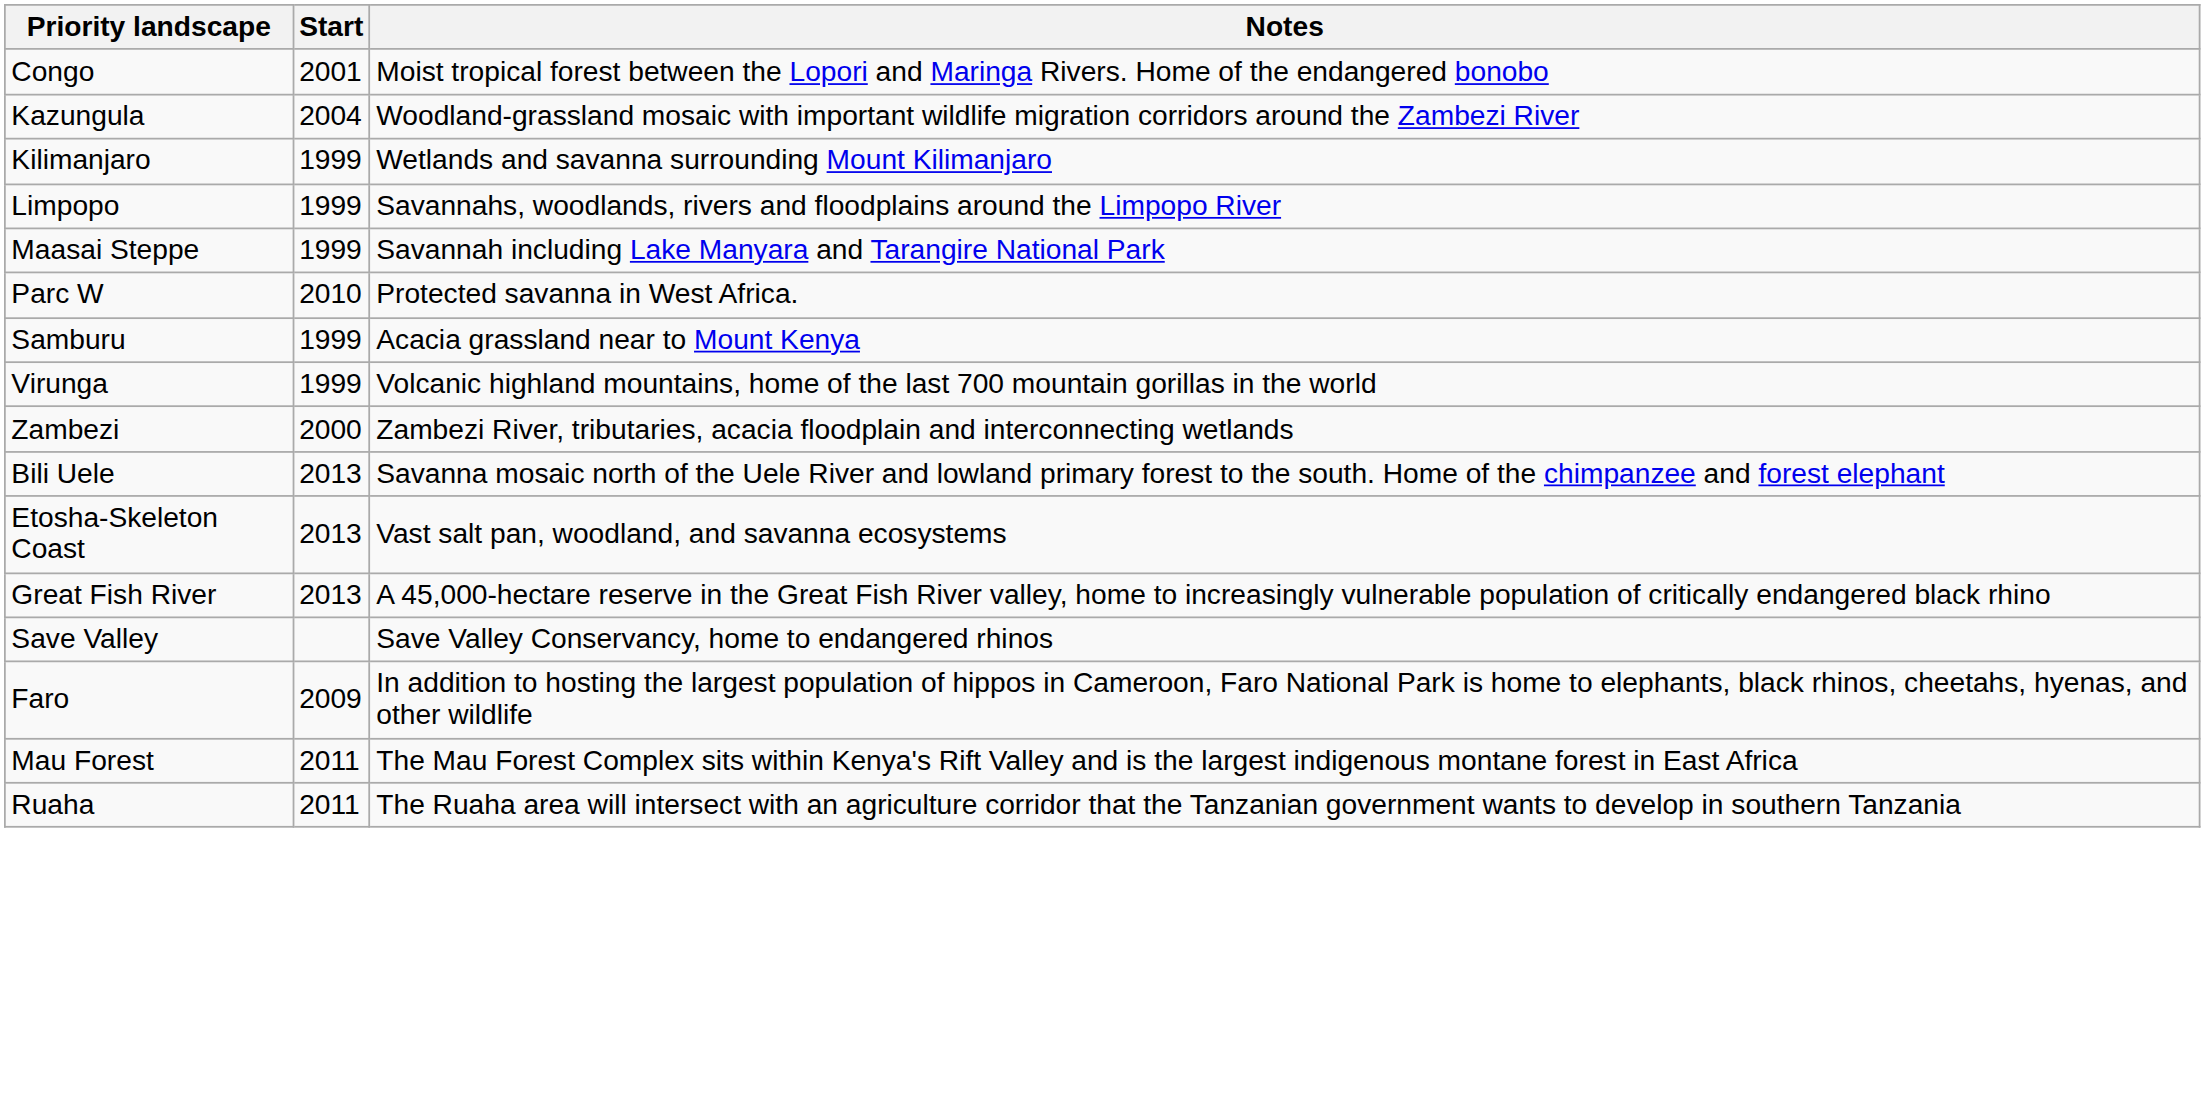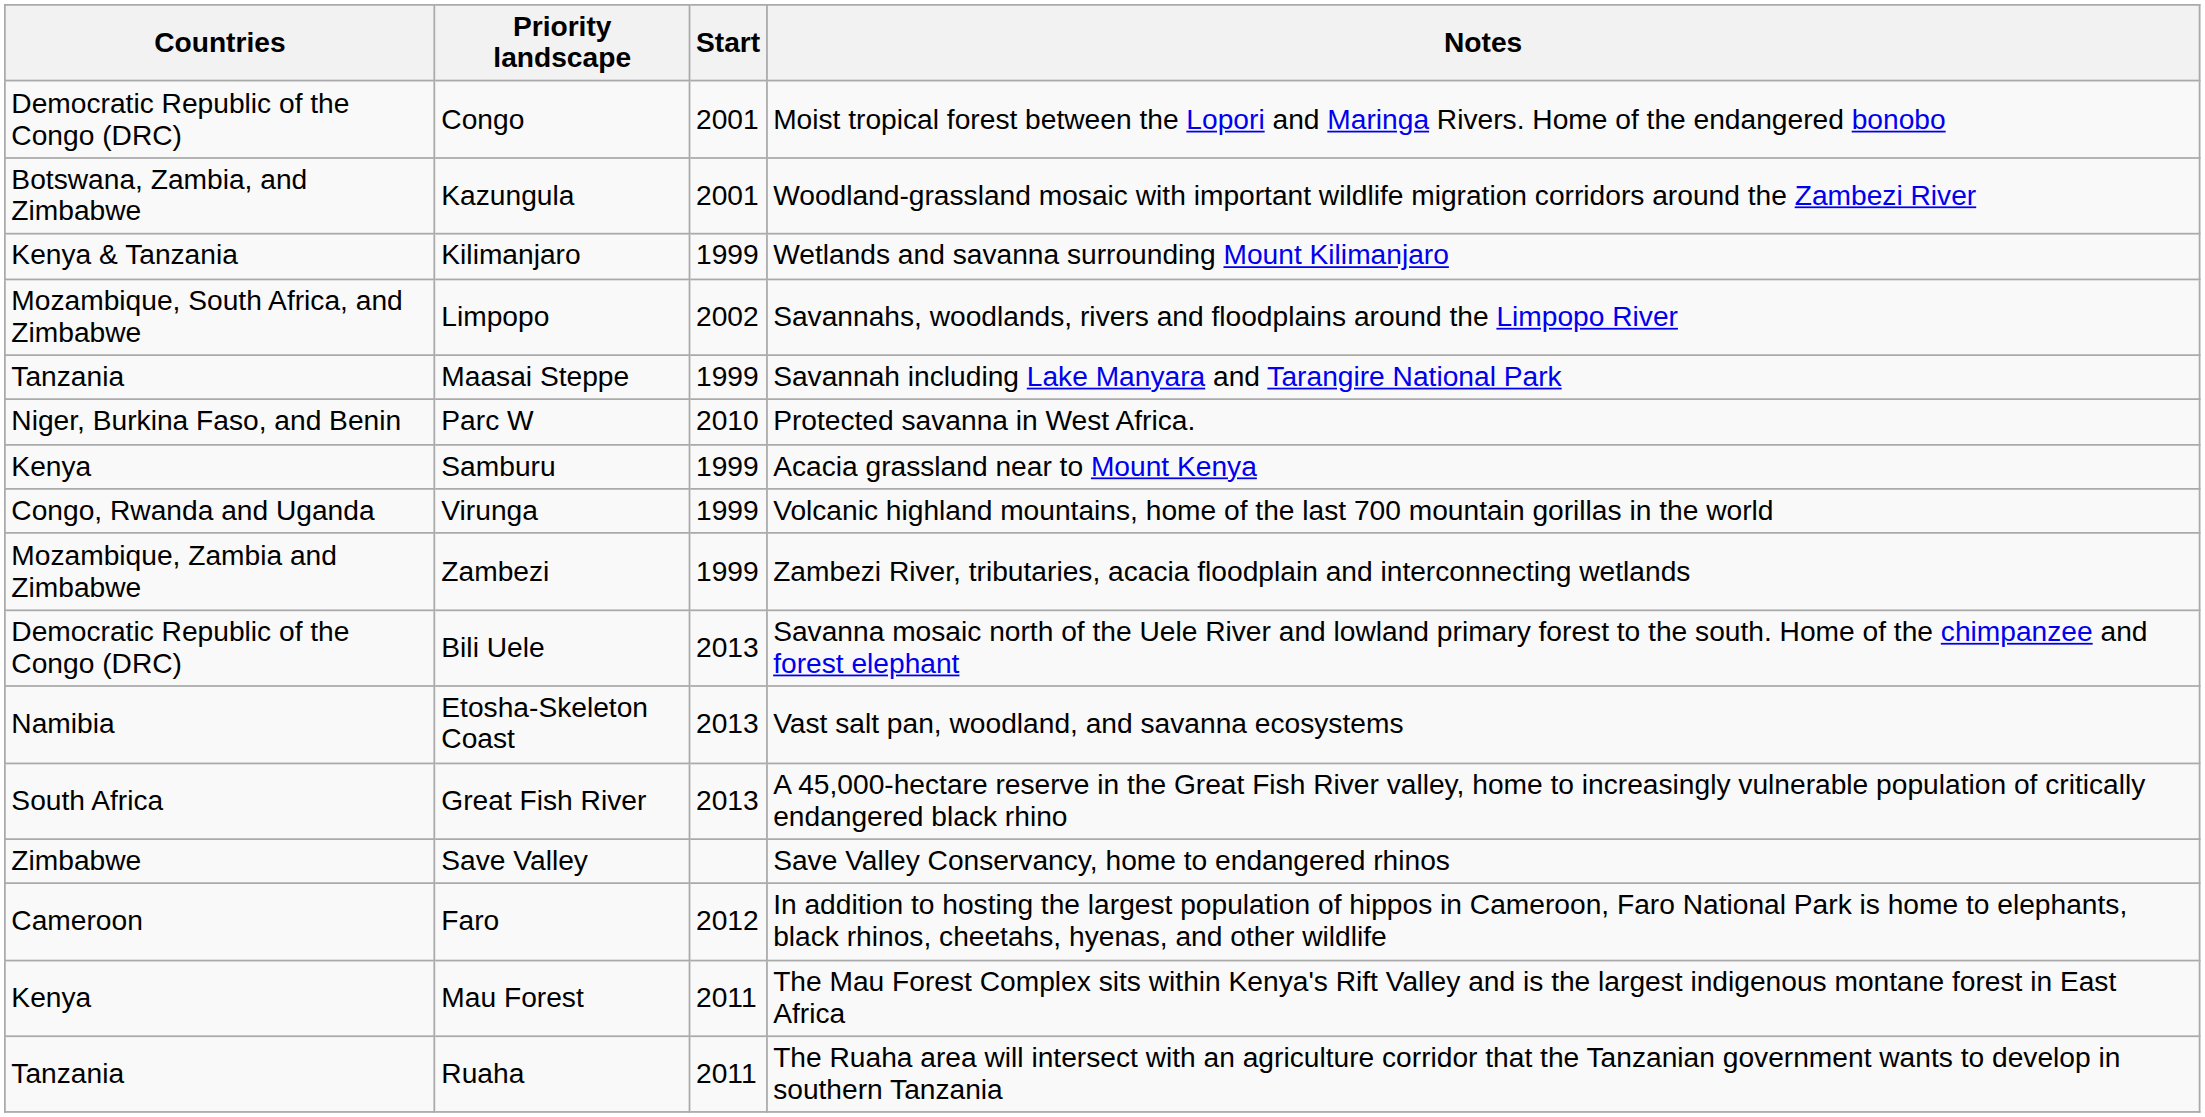+ column: (220, 42)
(330, 116) 2004 -> (727, 195) 2001
(330, 205) 1999 -> (727, 316) 2002
(330, 428) 2000 -> (727, 571) 1999
(330, 699) 2009 -> (727, 921) 2012
